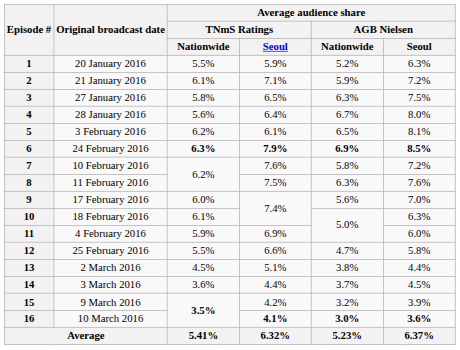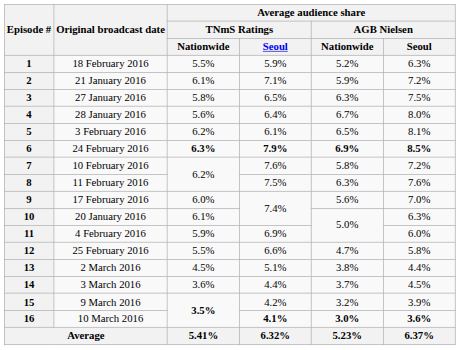(111, 64) 20 January 2016 -> (111, 64) 18 February 2016
(111, 217) 18 February 2016 -> (111, 217) 20 January 2016
